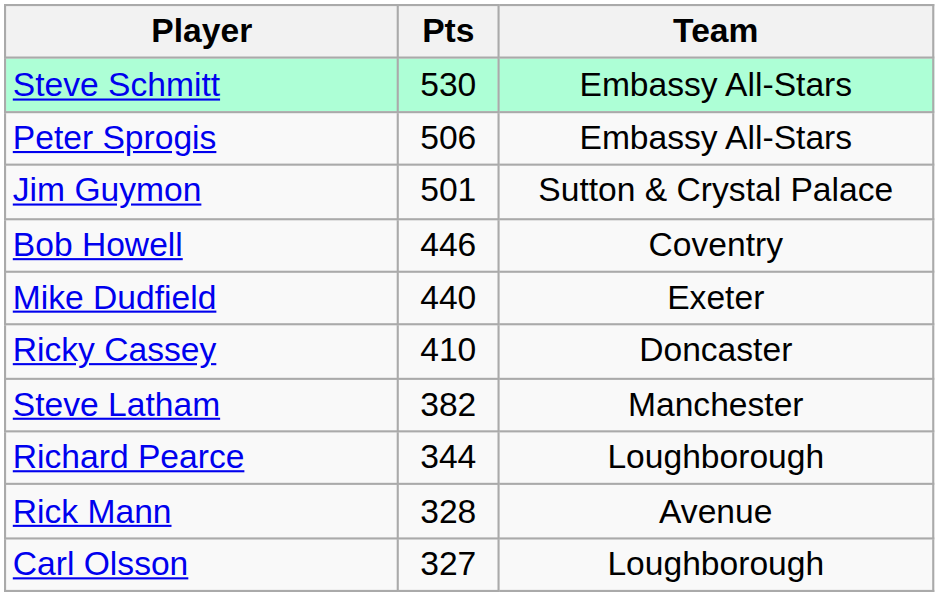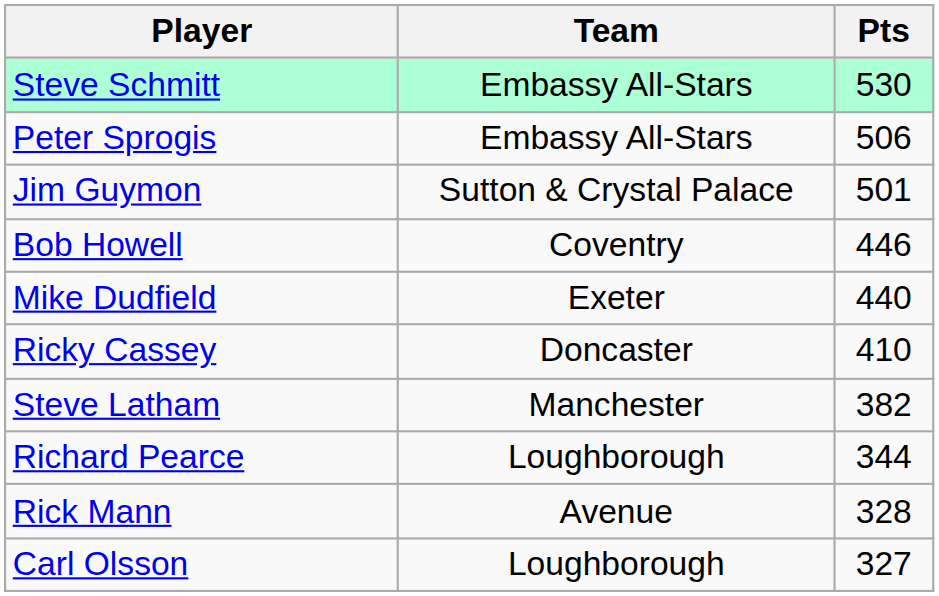columns swapped: (716, 31) <-> (448, 31)
